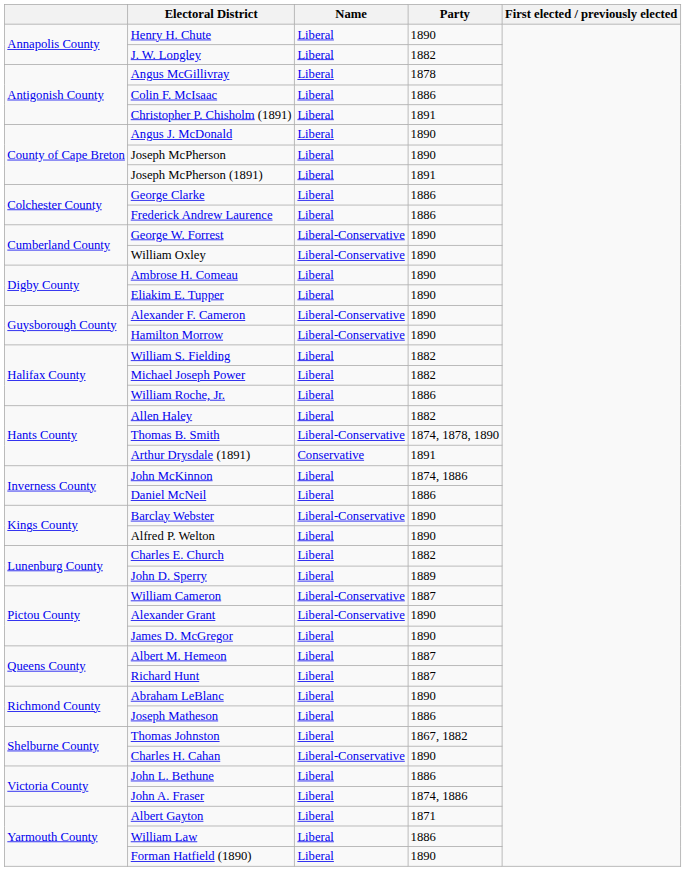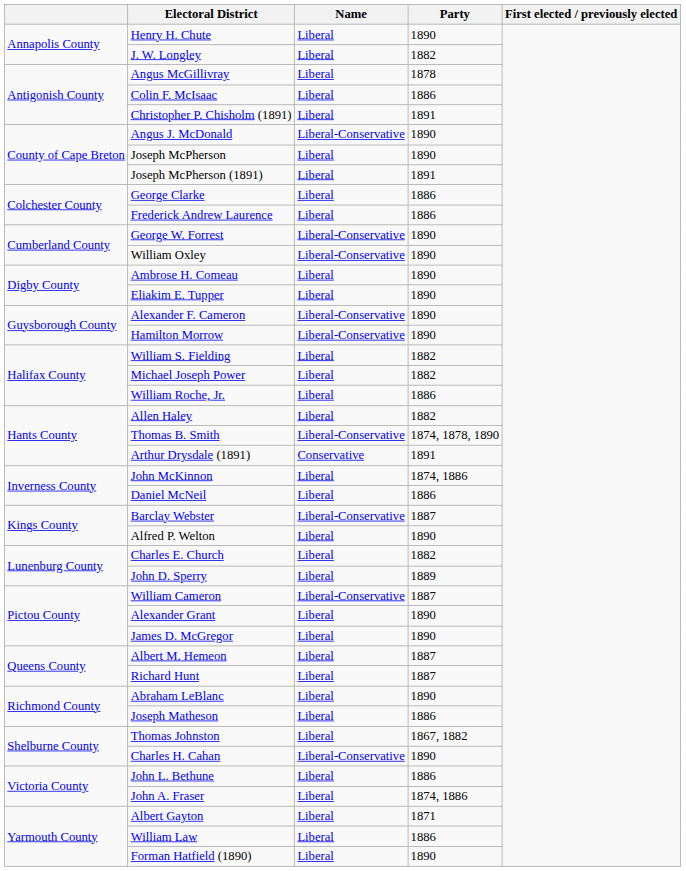(316, 134) Liberal -> (351, 134) Liberal-Conservative
(423, 515) 1890 -> (423, 515) 1887
(351, 615) Liberal-Conservative -> (316, 615) Liberal
